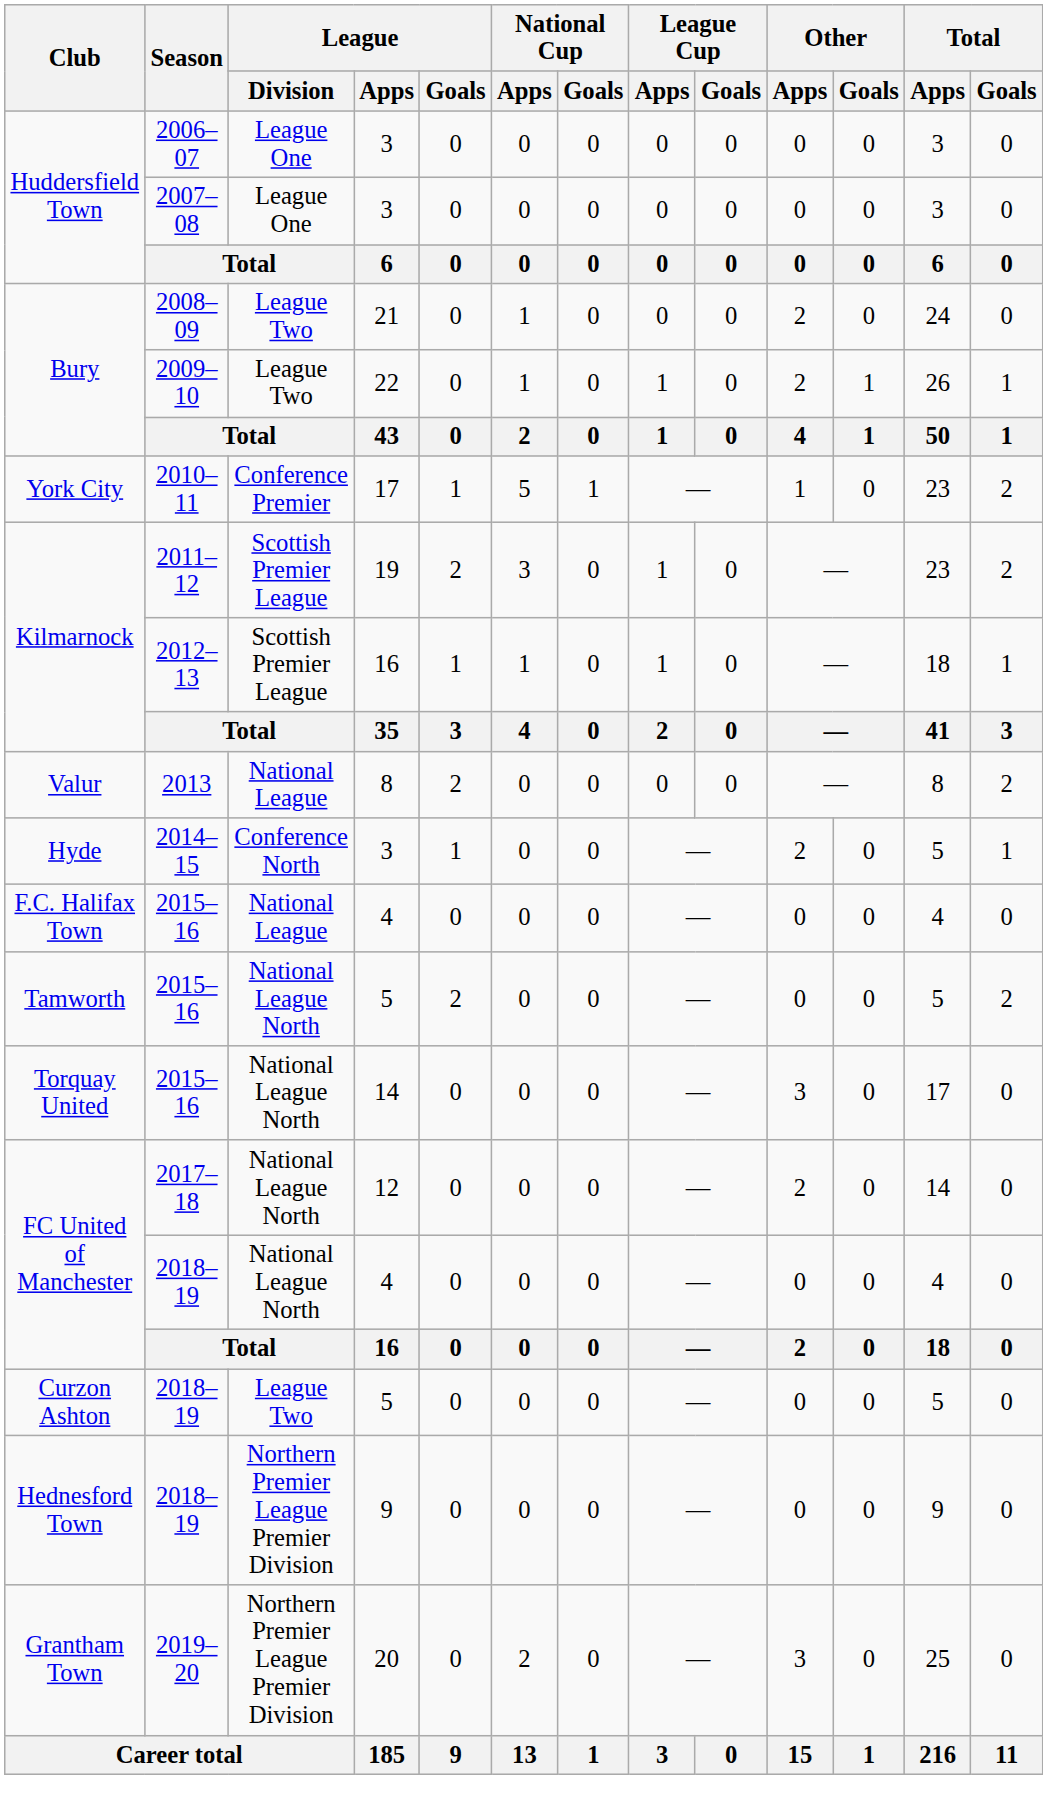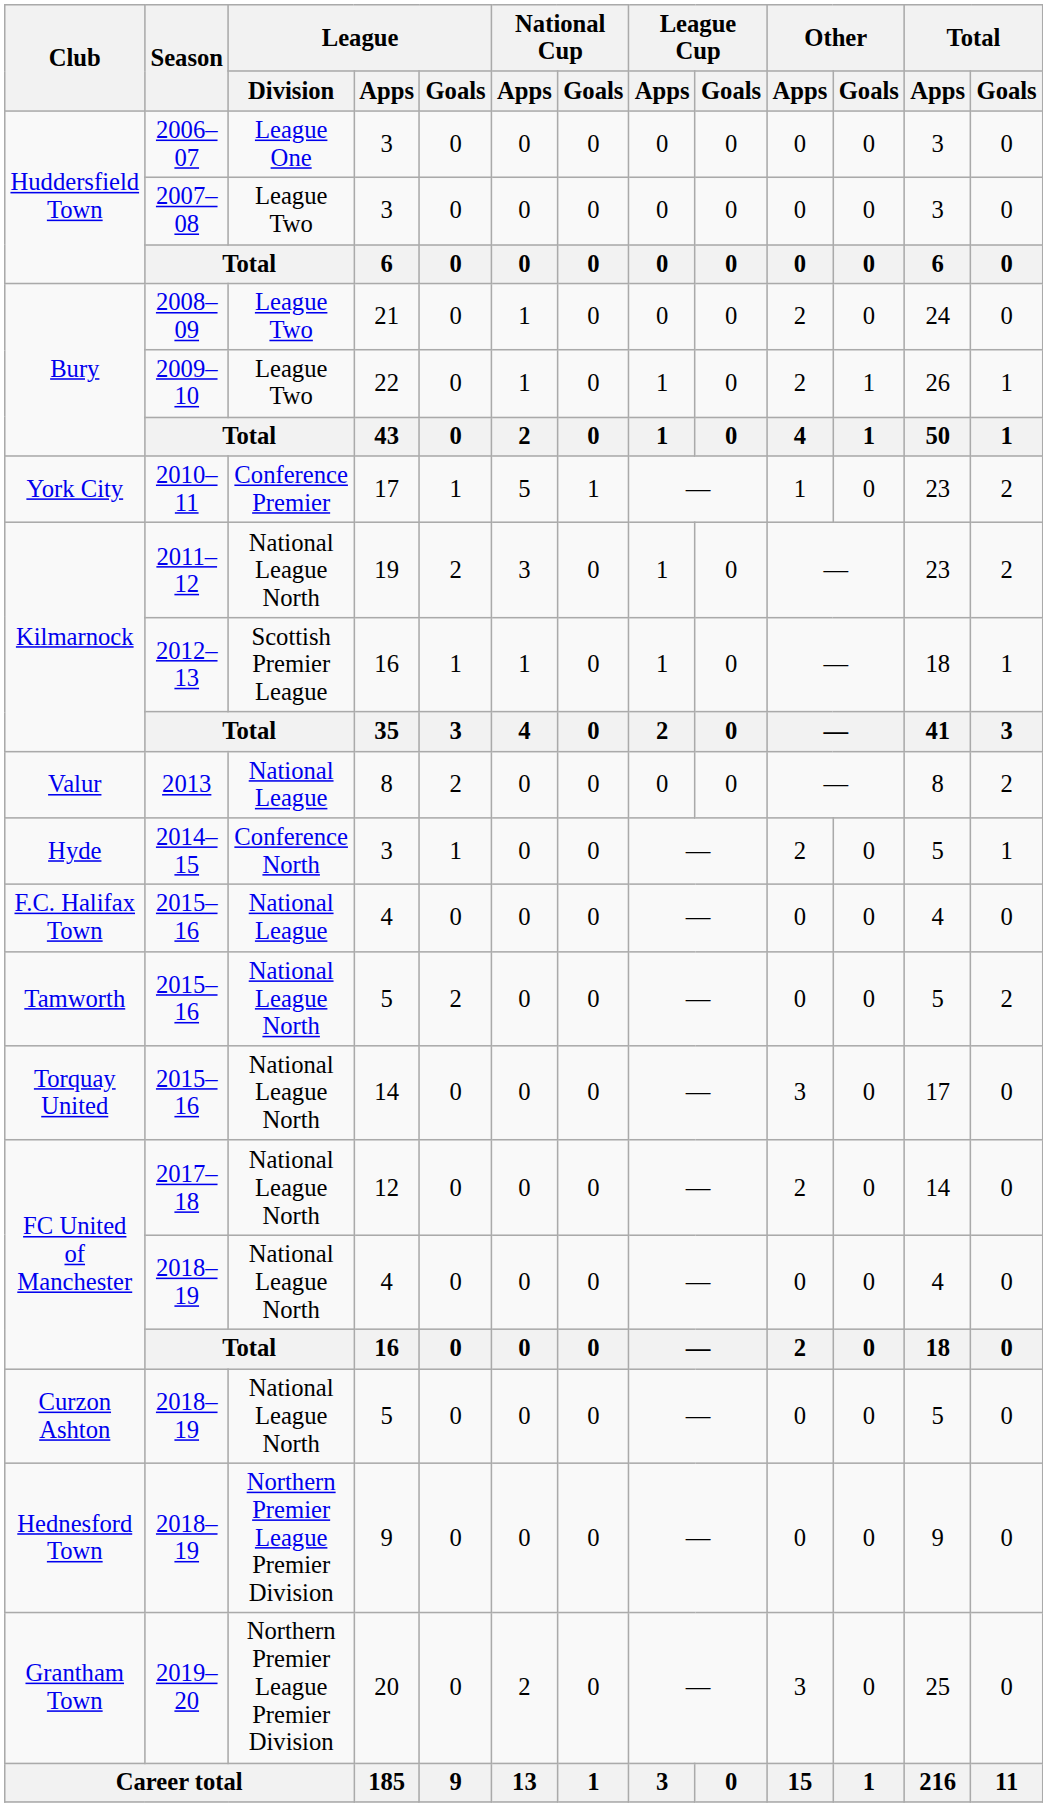(291, 210) League One -> (291, 210) League Two
(291, 569) Scottish Premier League -> (291, 569) National League North
(291, 1401) League Two -> (291, 1415) National League North
